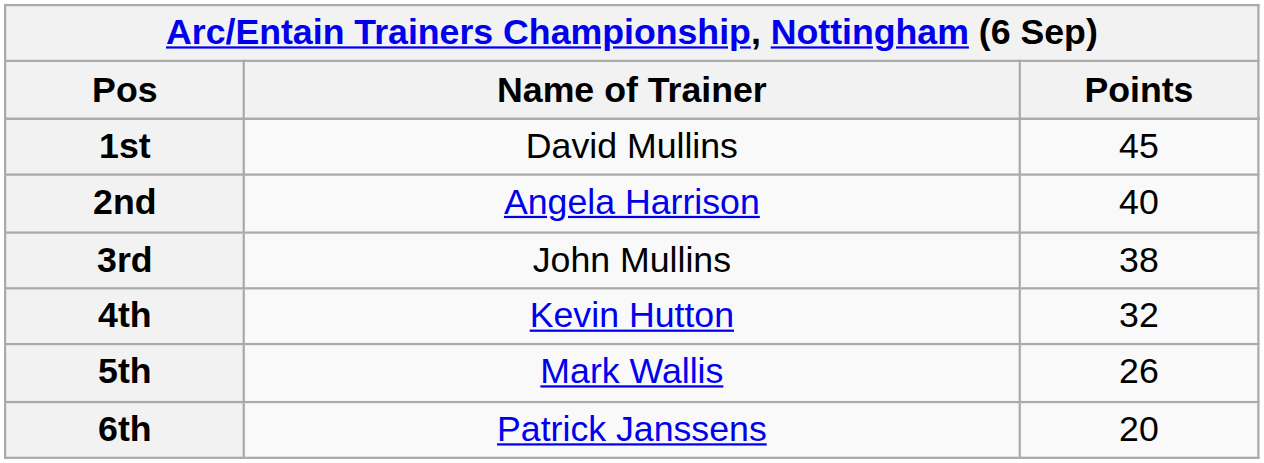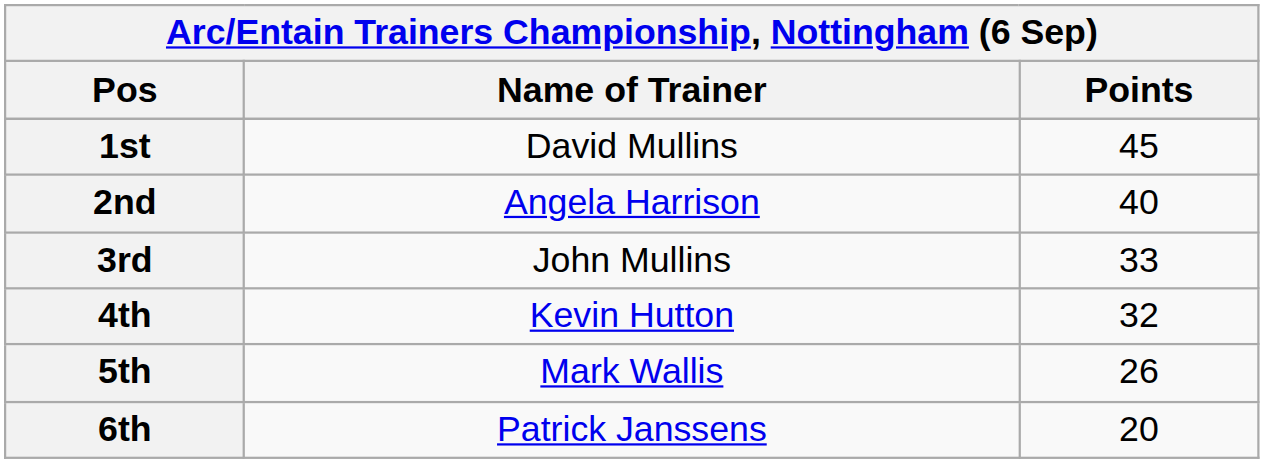(1139, 259) 38 -> (1139, 259) 33
